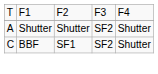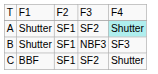(73, 28) Shutter -> (66, 28) SF1
(134, 28) no background -> (127, 28) paleturquoise background
+ row: (10, 45)
